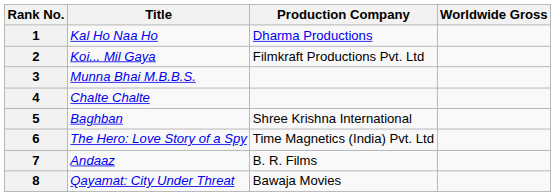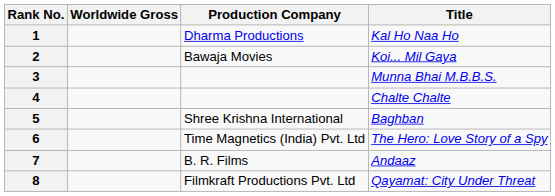columns swapped: (159, 14) <-> (494, 14)
(339, 56) Filmkraft Productions Pvt. Ltd -> (228, 56) Bawaja Movies
(297, 181) Bawaja Movies -> (270, 181) Filmkraft Productions Pvt. Ltd
